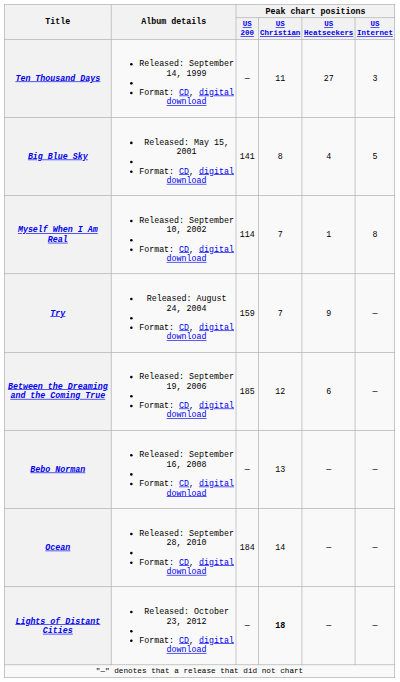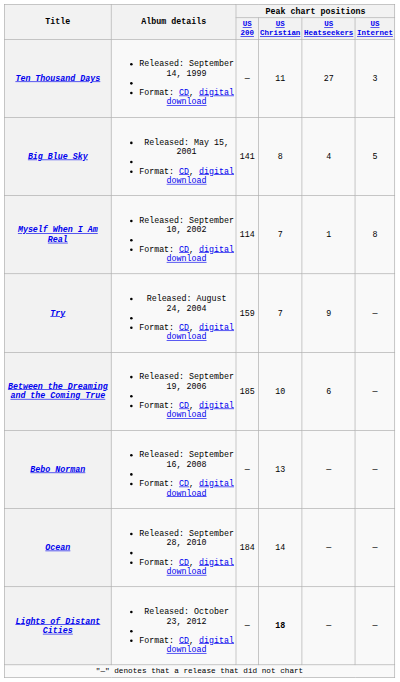(280, 391) 12 -> (280, 391) 10
